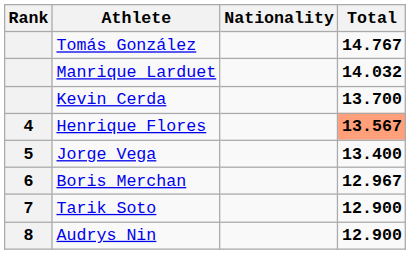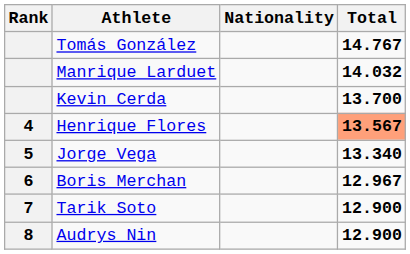(372, 154) 13.400 -> (372, 154) 13.340
